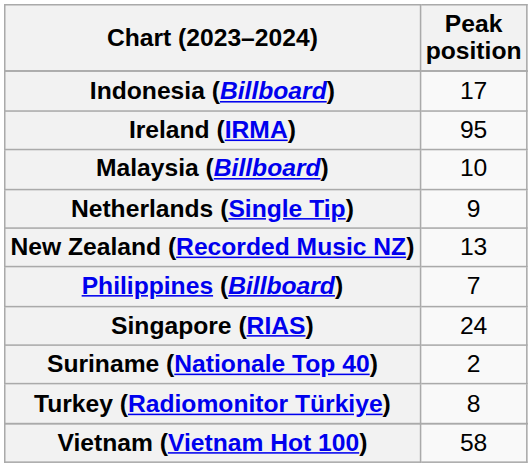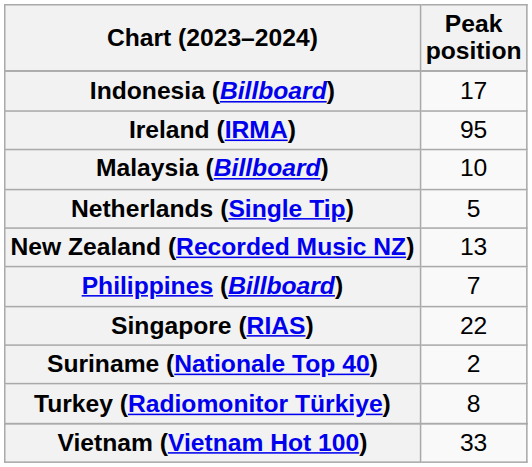(474, 208) 9 -> (474, 208) 5
(474, 325) 24 -> (474, 325) 22
(474, 442) 58 -> (474, 442) 33
